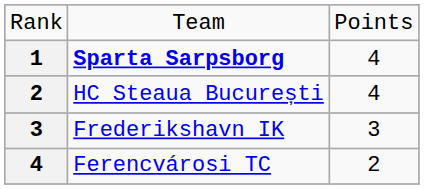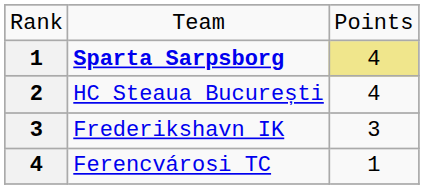(374, 59) no background -> (374, 59) khaki background
(374, 166) 2 -> (374, 166) 1
